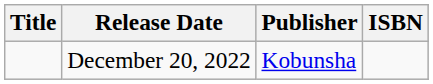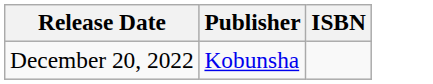- column: (33, 23)
